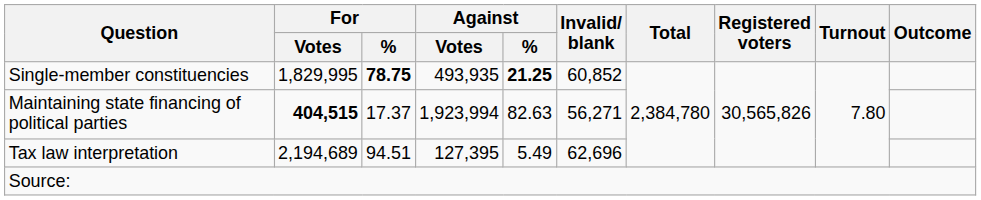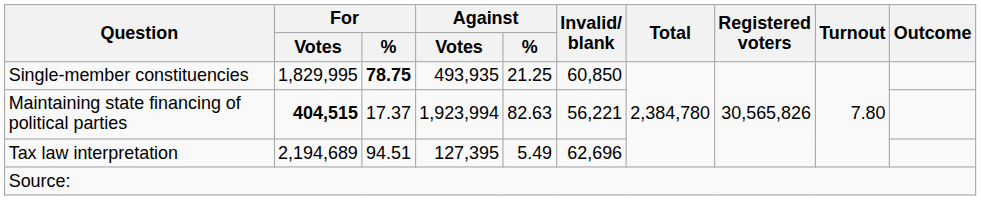(530, 75) bold -> (530, 75) normal
(595, 75) 60,852 -> (595, 75) 60,850
(595, 114) 56,271 -> (595, 114) 56,221
